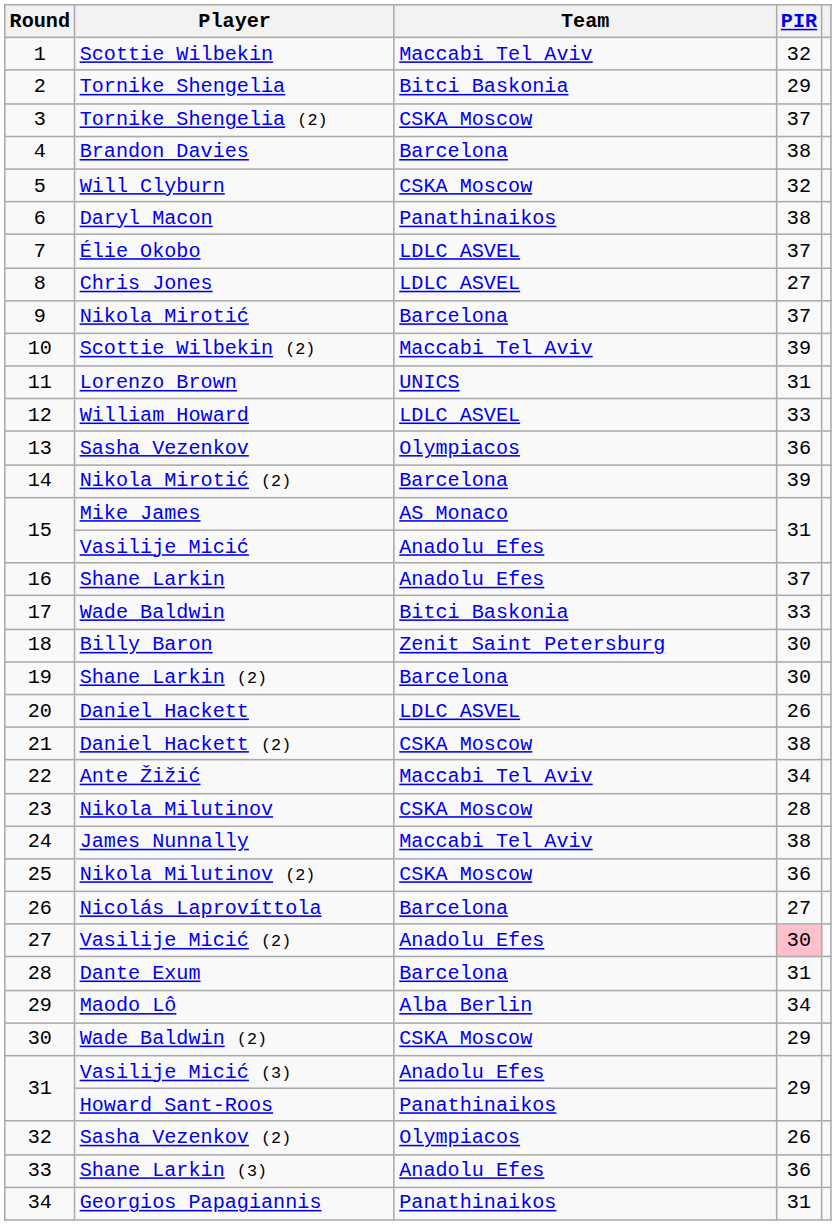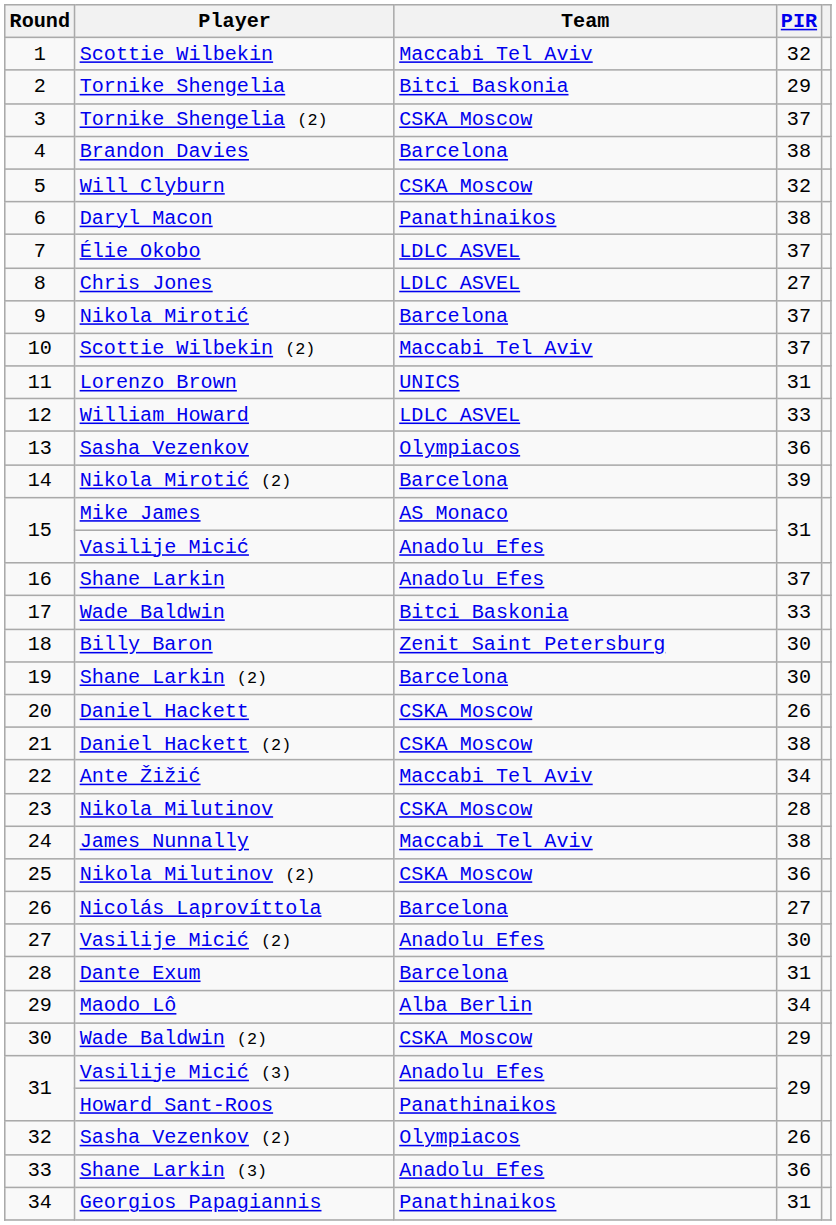(799, 350) 39 -> (799, 350) 37
(460, 711) LDLC ASVEL -> (466, 711) CSKA Moscow
(799, 941) pink background -> (799, 941) no background
